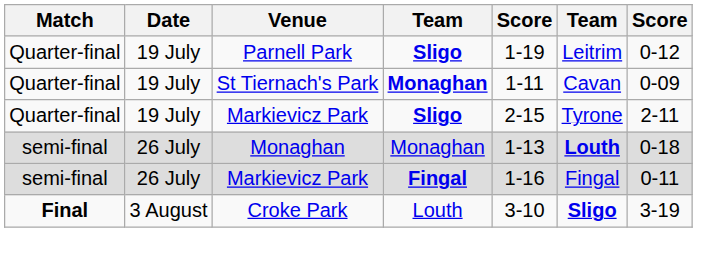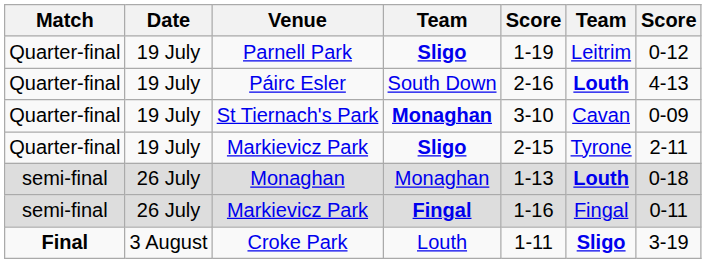+ row: (65, 83)
(525, 83) 1-11 -> (534, 115) 3-10
(525, 210) 3-10 -> (534, 242) 1-11
